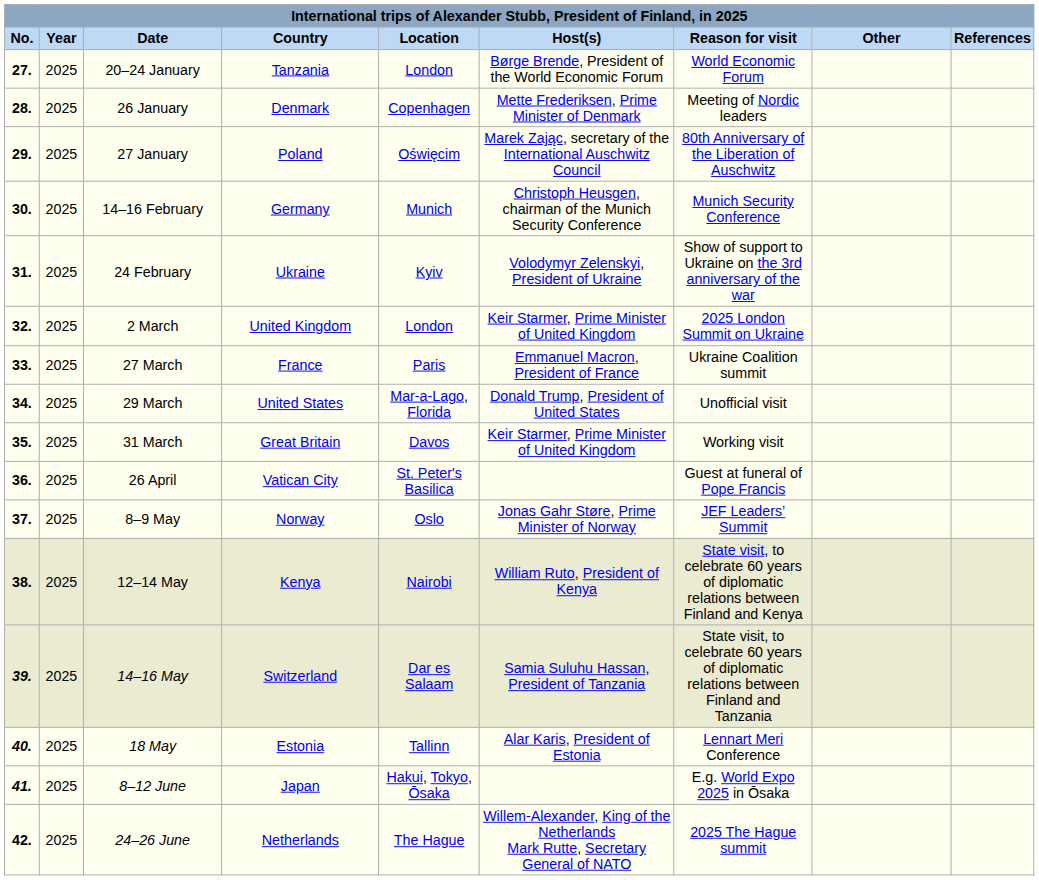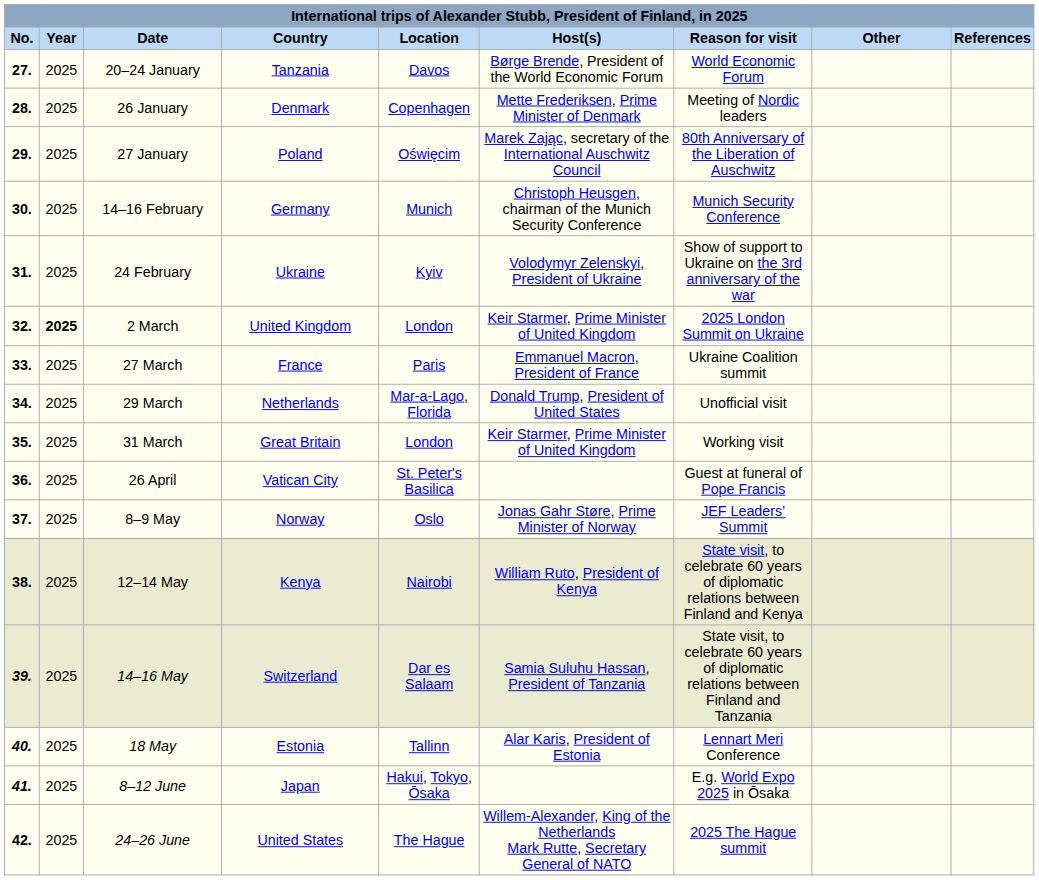(429, 69) London -> (429, 69) Davos
(61, 326) normal -> (61, 326) bold
(300, 403) United States -> (300, 403) Netherlands
(429, 442) Davos -> (429, 442) London
(300, 840) Netherlands -> (300, 840) United States
